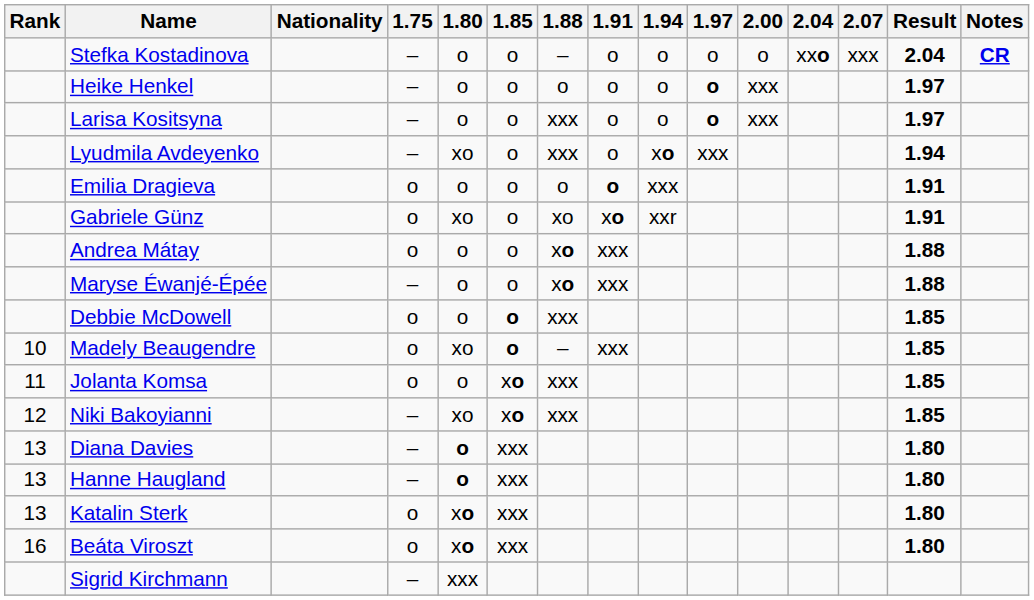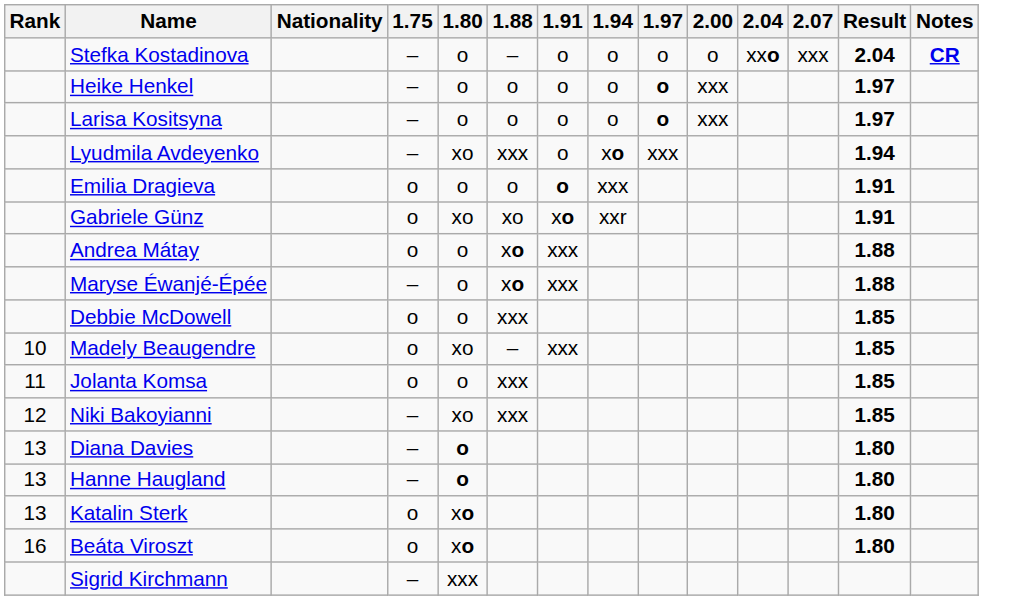- column: (513, 21)
(563, 120) xxx -> (513, 120) o
